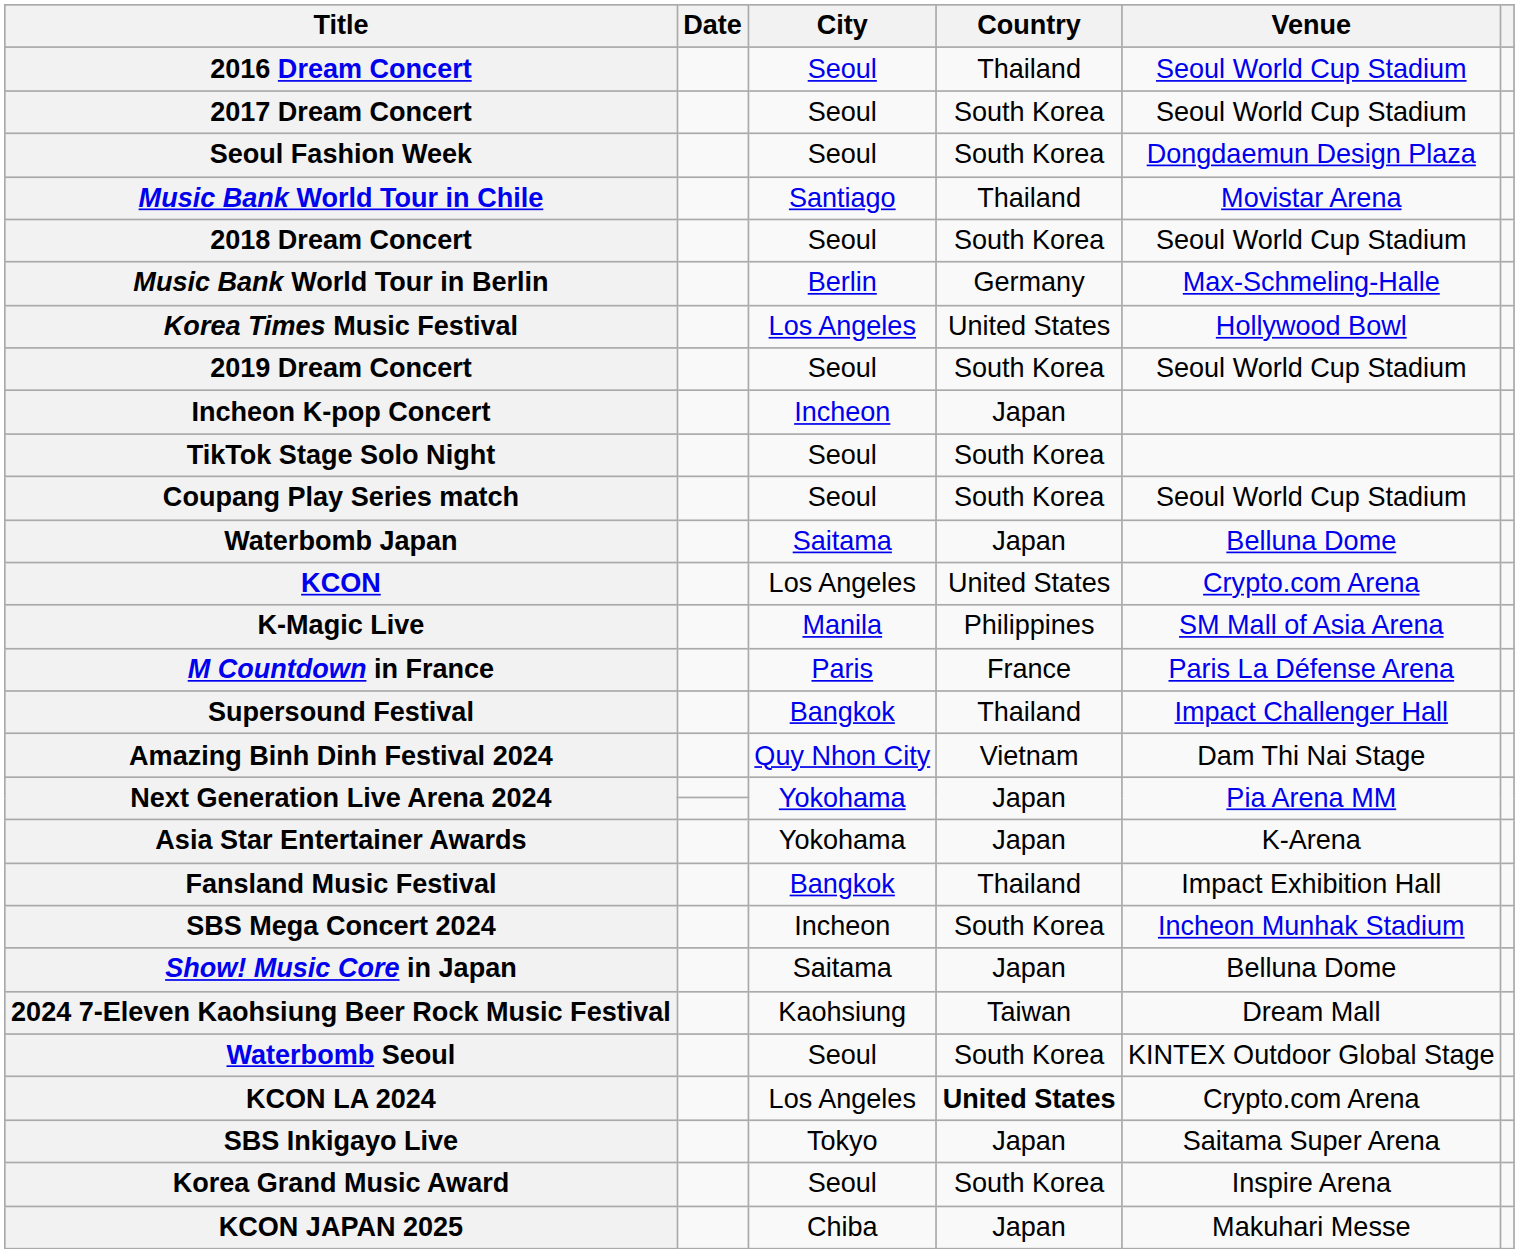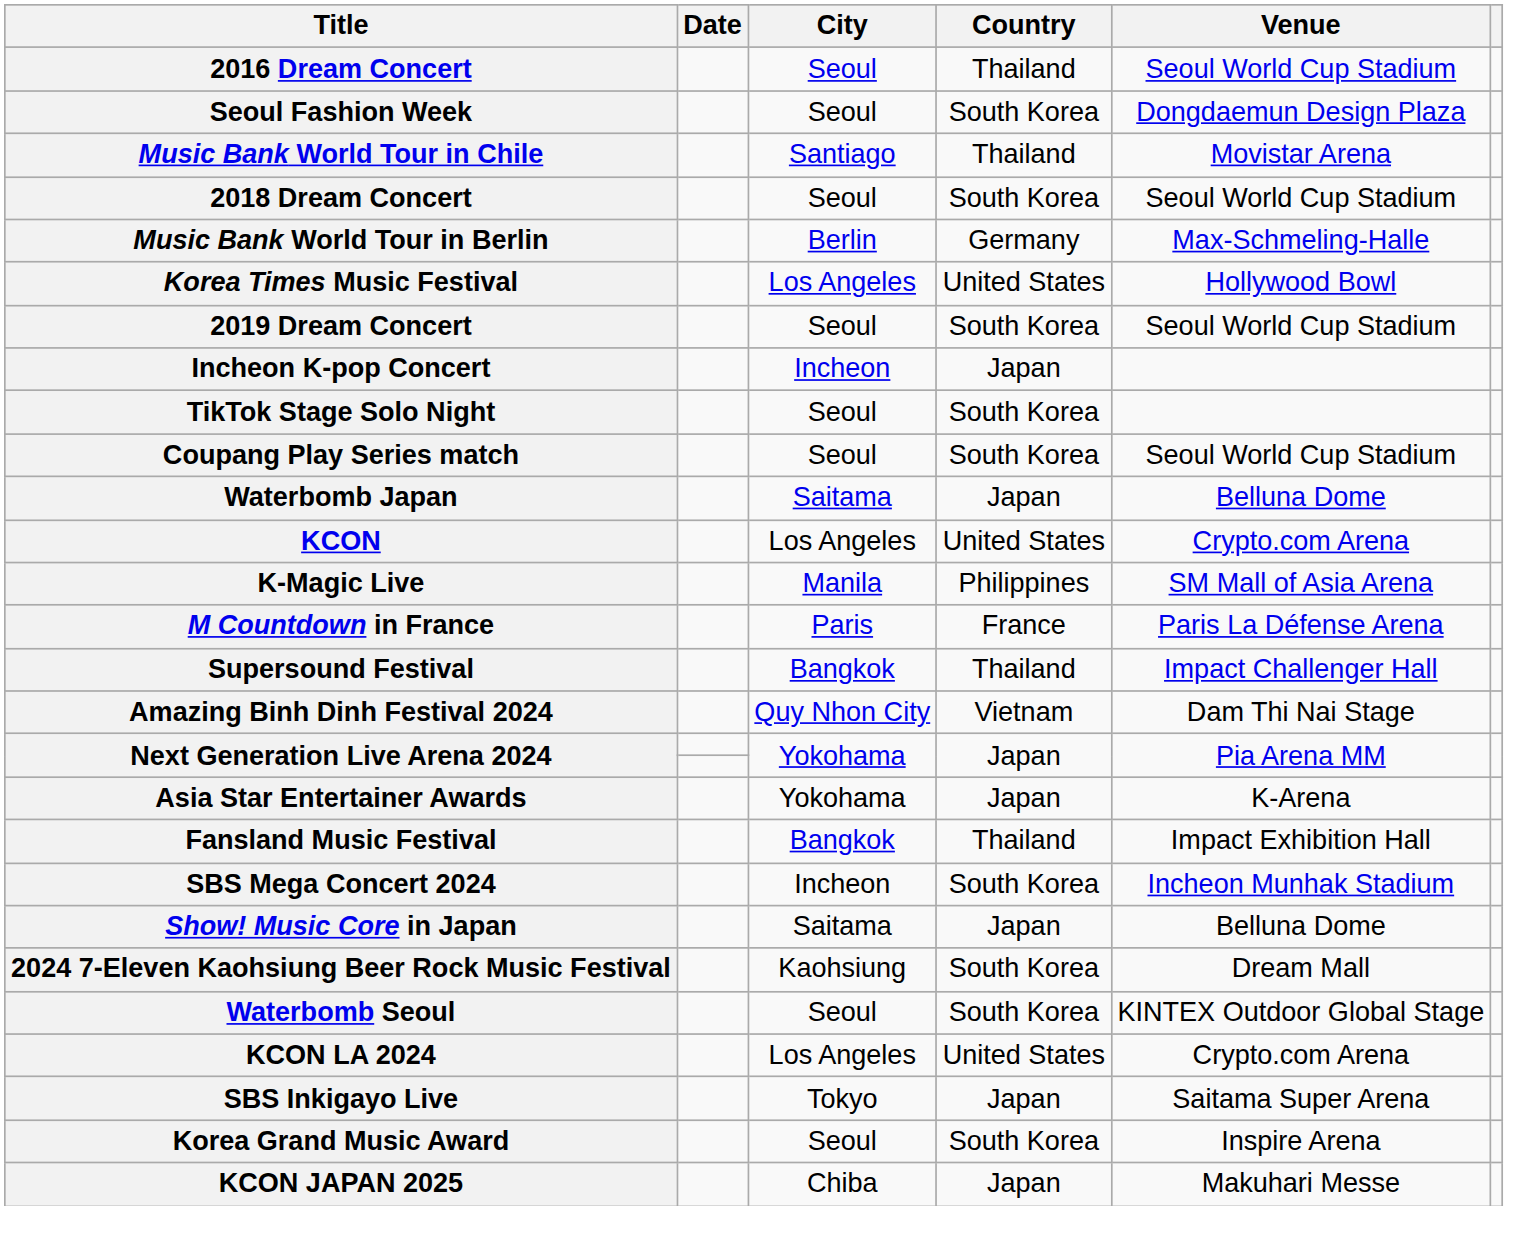- row: (341, 111)
(1029, 1012) Taiwan -> (1024, 969) South Korea
(1029, 1098) bold -> (1024, 1055) normal
